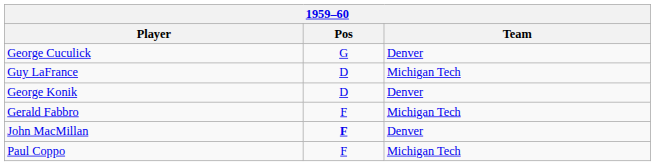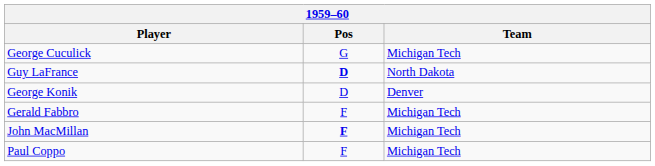(405, 53) Denver -> (424, 53) Michigan Tech
(344, 72) normal -> (344, 72) bold
(424, 72) Michigan Tech -> (421, 72) North Dakota
(405, 131) Denver -> (424, 131) Michigan Tech
